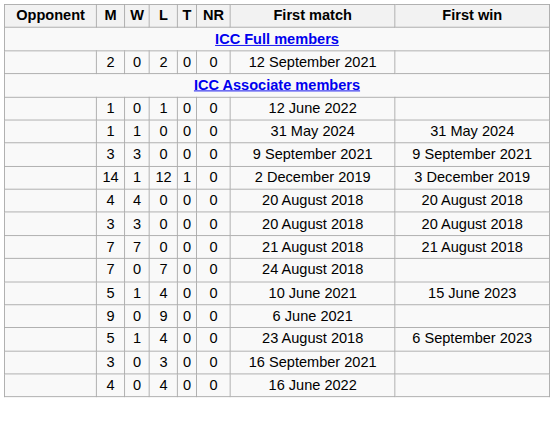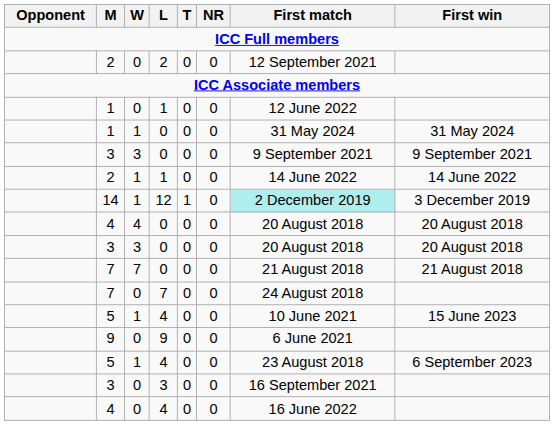+ row: (111, 177)
(313, 177) no background -> (313, 200) paleturquoise background
